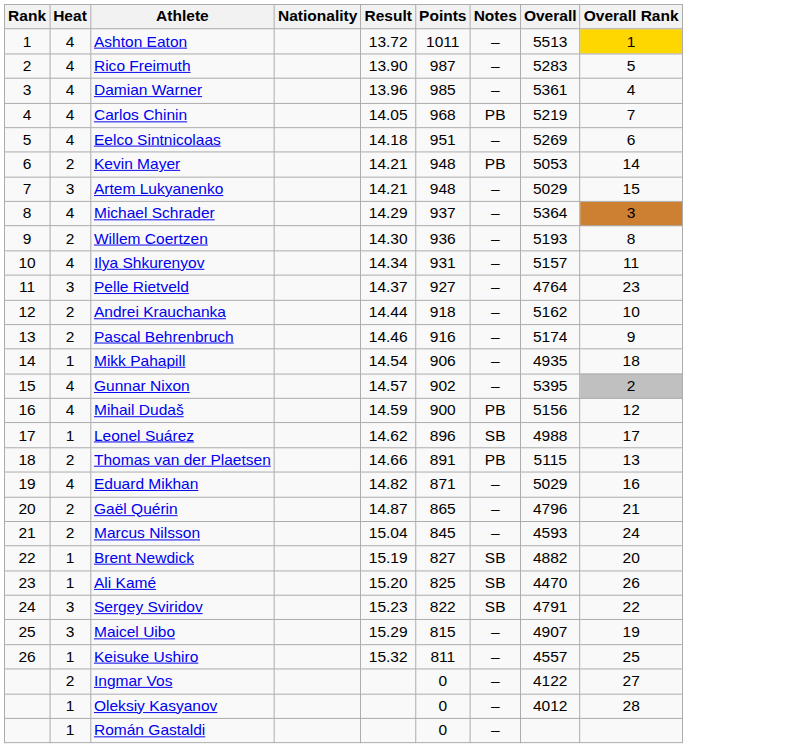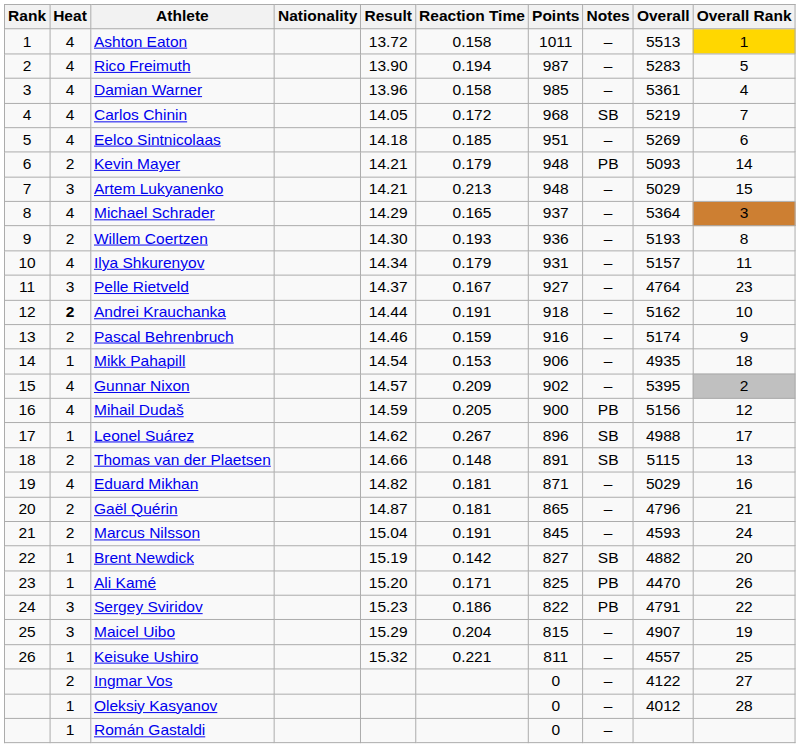+ column: (472, 16)
(495, 115) PB -> (608, 115) SB
(550, 164) 5053 -> (663, 164) 5093
(70, 312) normal -> (70, 312) bold
(495, 459) PB -> (608, 459) SB
(495, 582) SB -> (608, 582) PB
(495, 607) SB -> (608, 607) PB
